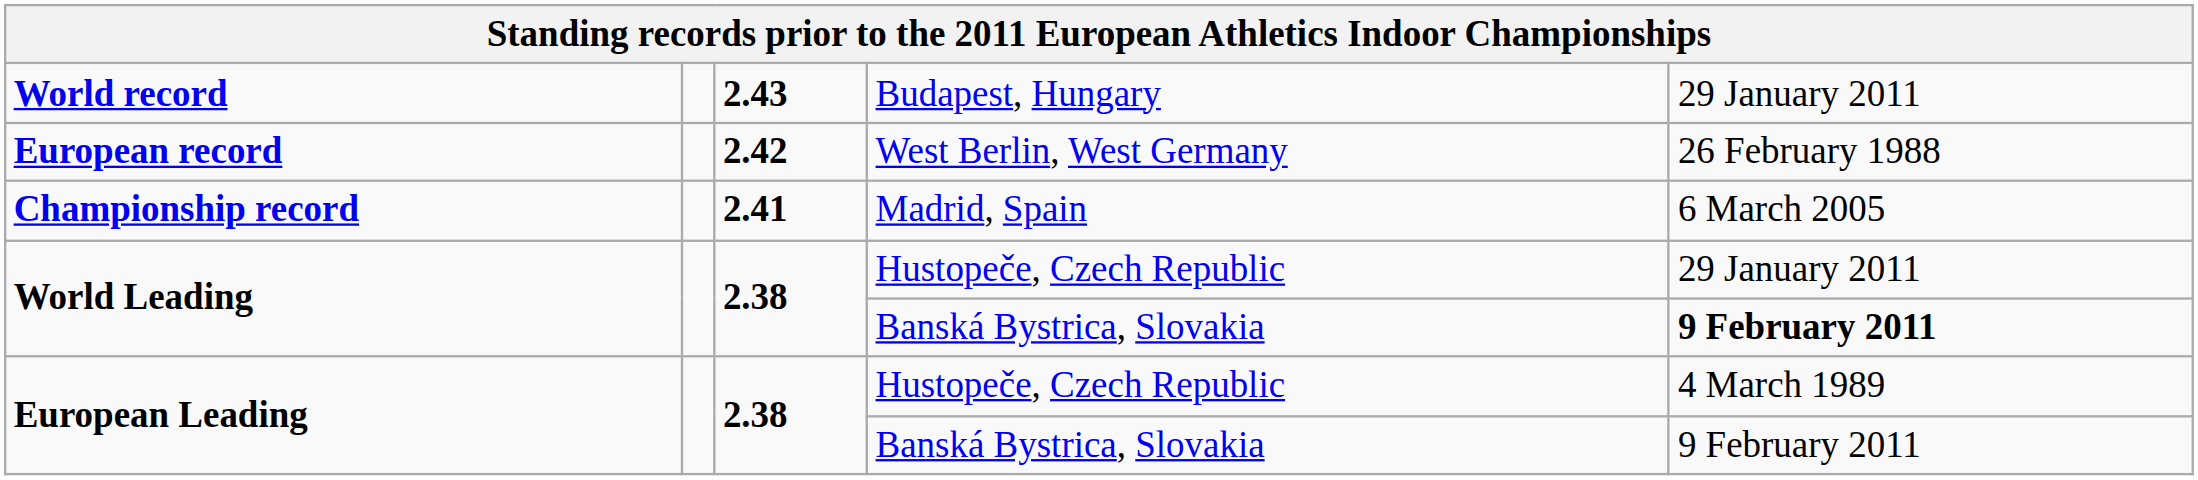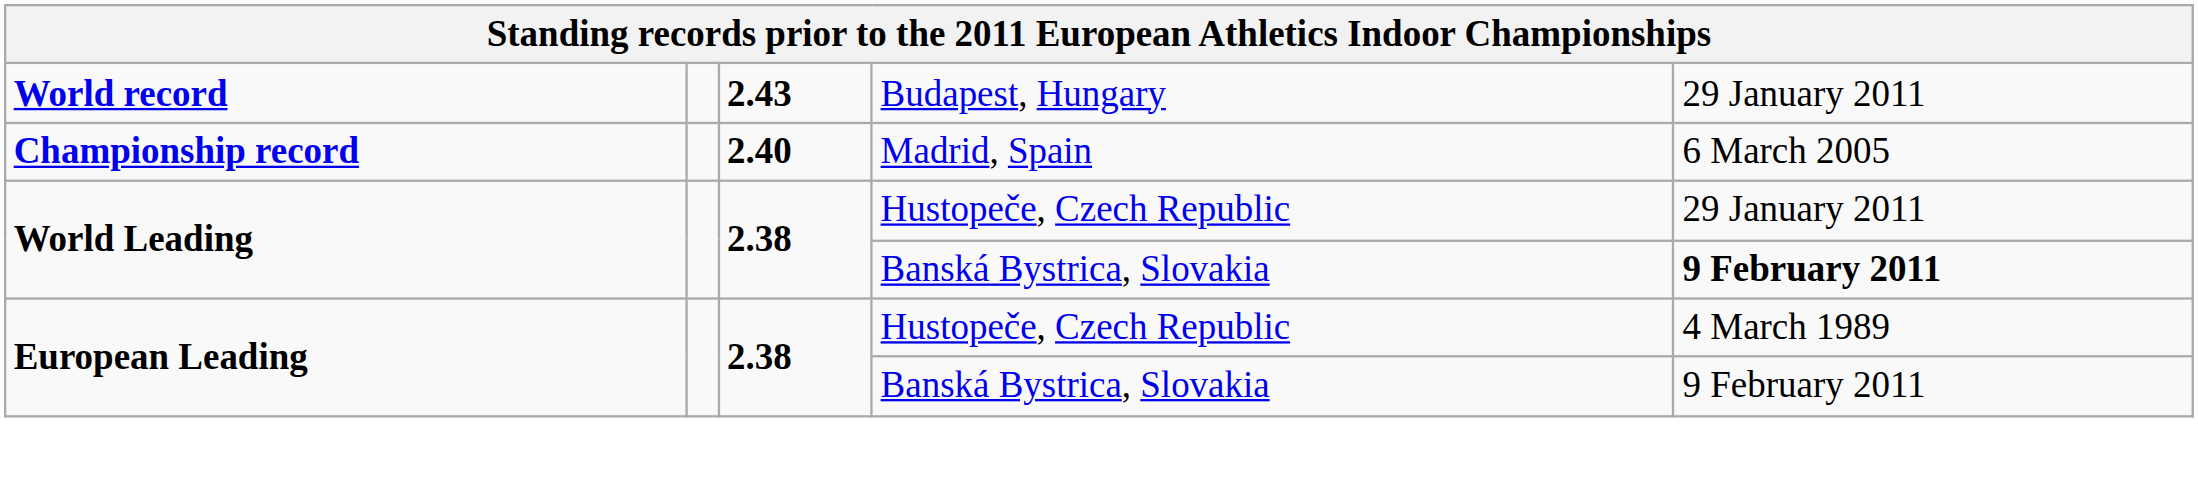- row: (148, 151)
(755, 209) 2.41 -> (759, 151) 2.40
